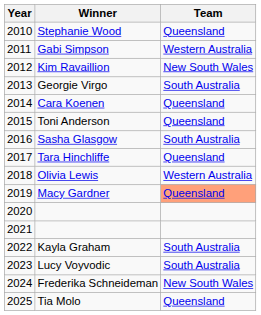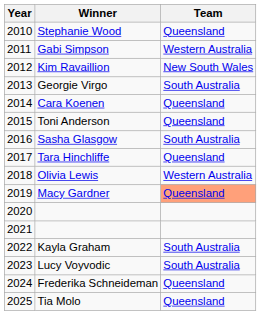(208, 283) New South Wales -> (194, 283) Queensland
